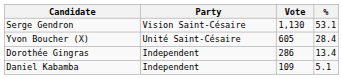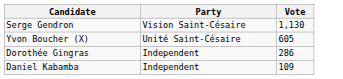- column: (326, 11)
